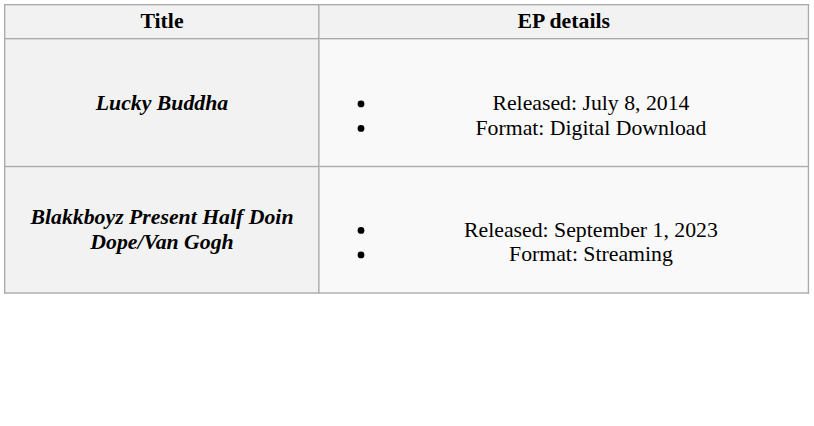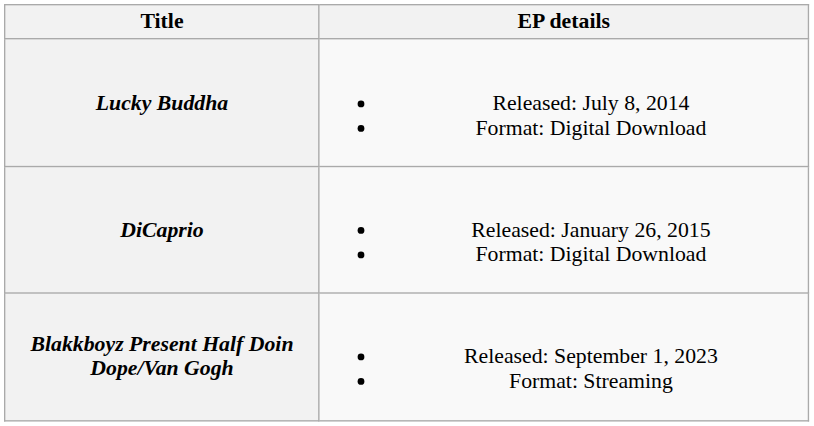+ row: (162, 229)
